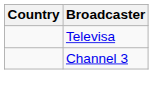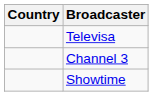+ row: (96, 79)
